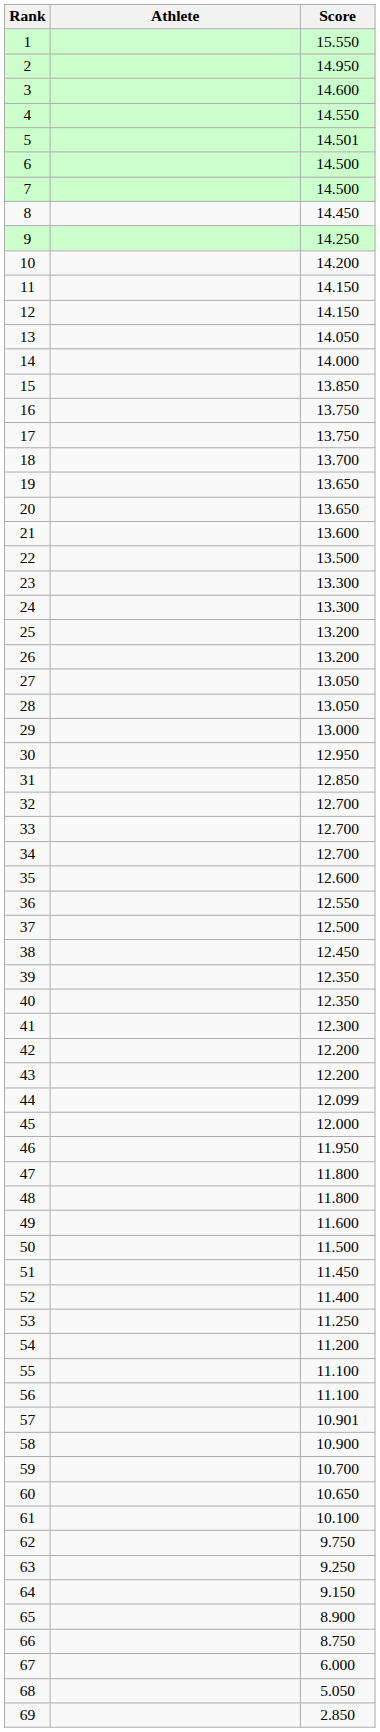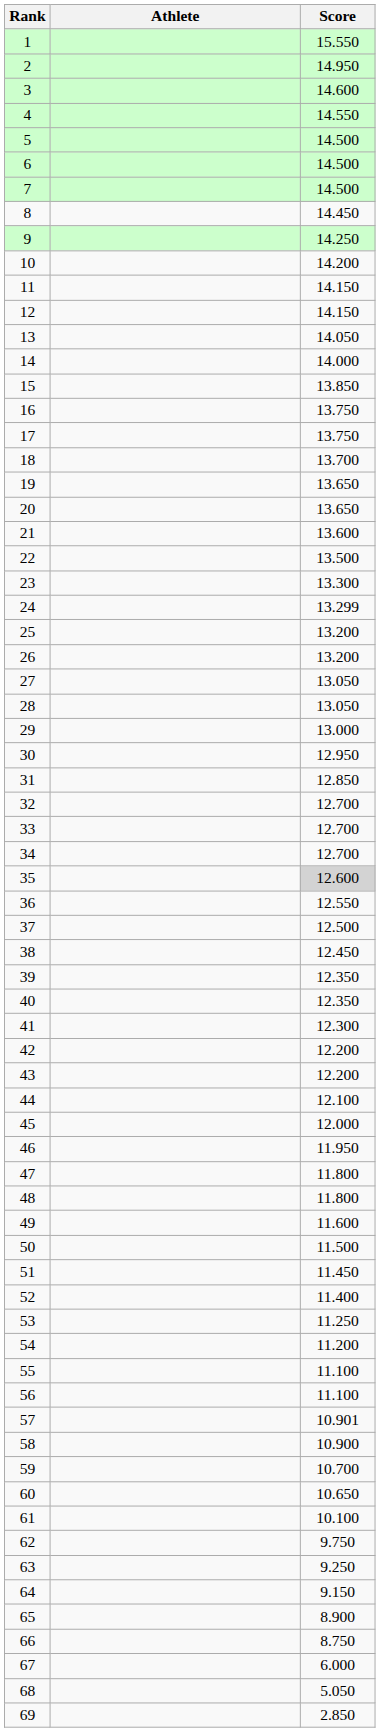(338, 139) 14.501 -> (338, 139) 14.500
(338, 607) 13.300 -> (338, 607) 13.299
(338, 878) no background -> (338, 878) lightgrey background
(338, 1099) 12.099 -> (338, 1099) 12.100
